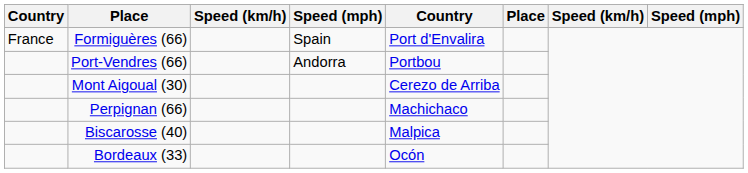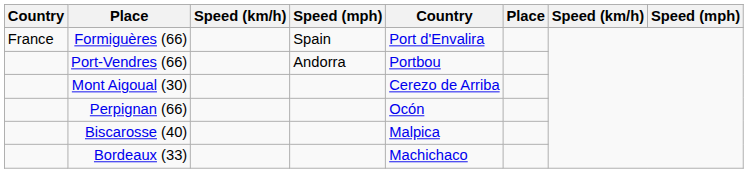(428, 109) Machichaco -> (407, 109) Ocón
(407, 156) Ocón -> (428, 156) Machichaco
